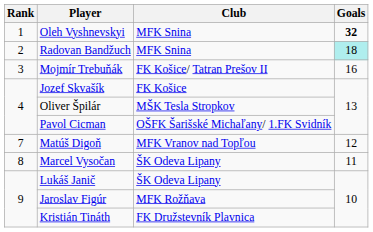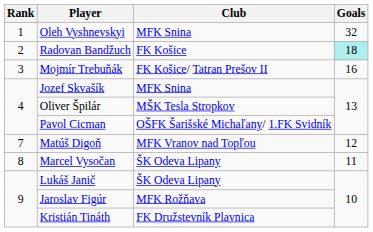(351, 32) bold -> (351, 32) normal
(164, 50) MFK Snina -> (161, 50) FK Košice
(161, 87) FK Košice -> (164, 87) MFK Snina
